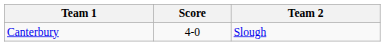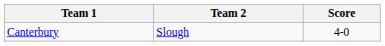columns swapped: (306, 13) <-> (192, 13)
